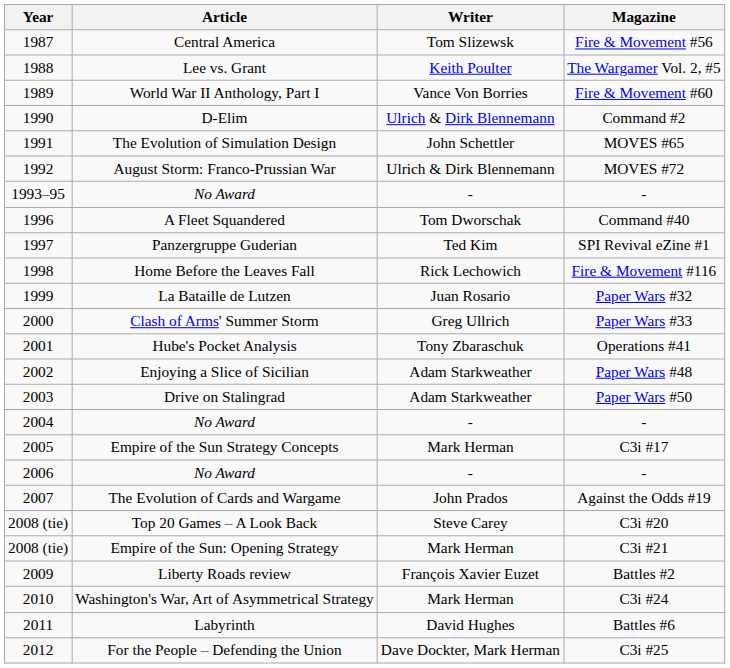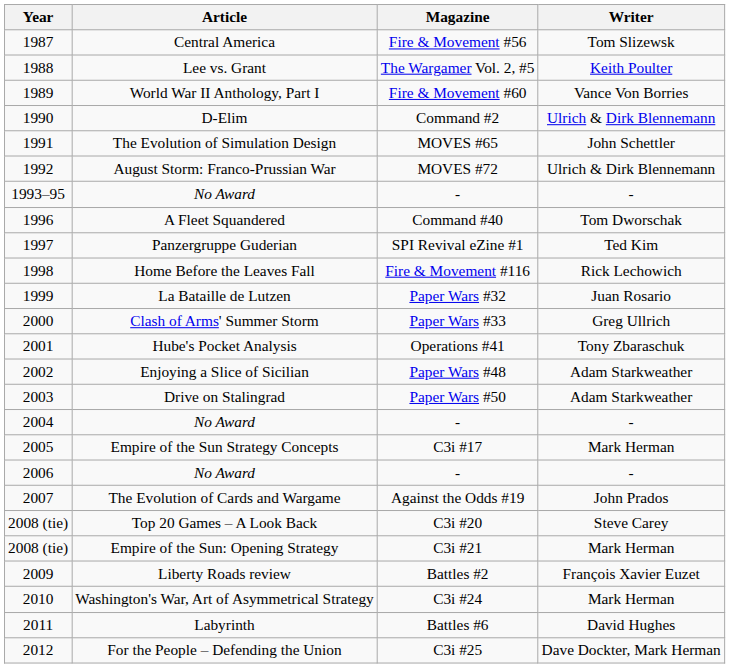columns swapped: (470, 17) <-> (644, 17)
